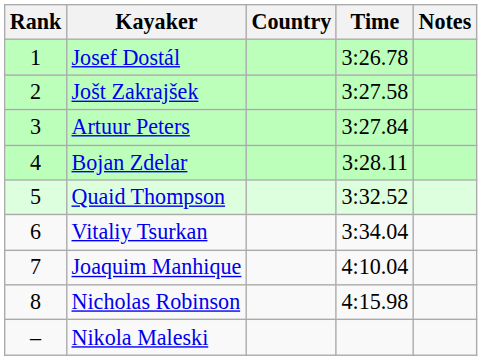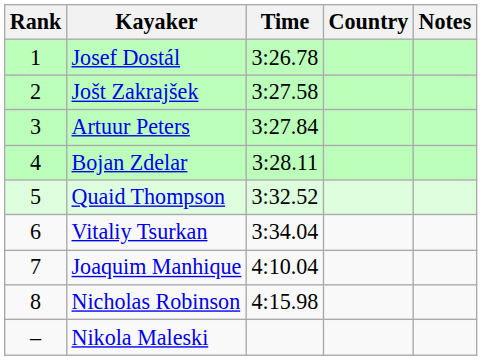columns swapped: (291, 22) <-> (375, 22)
